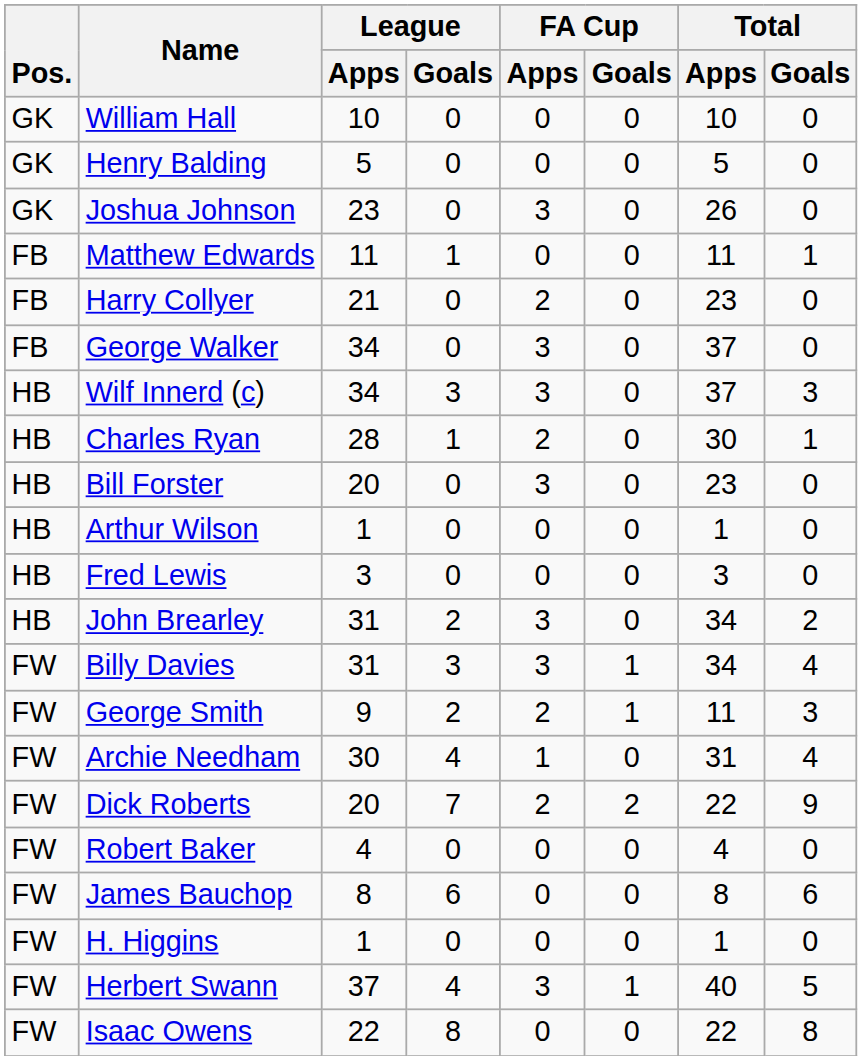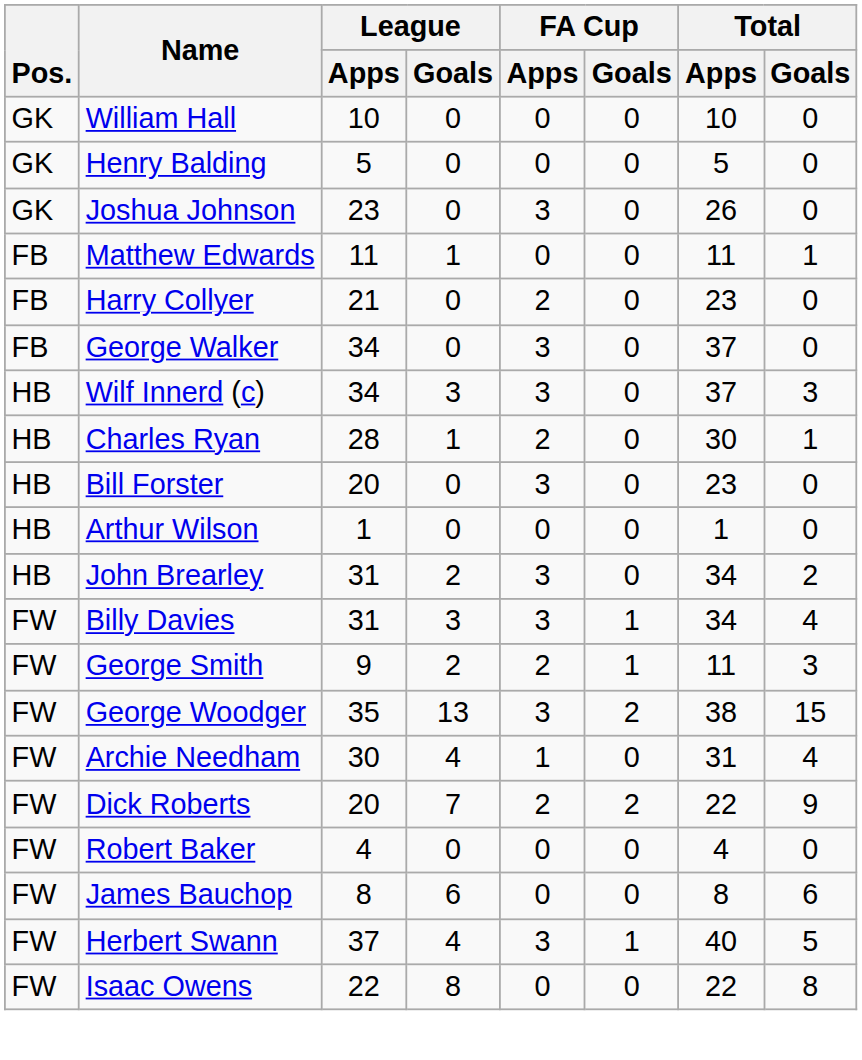- row: (156, 575)
+ row: (196, 712)
- row: (152, 940)
